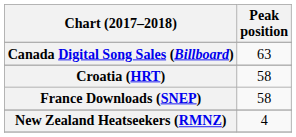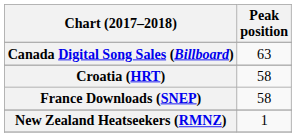(264, 120) 4 -> (264, 120) 1
